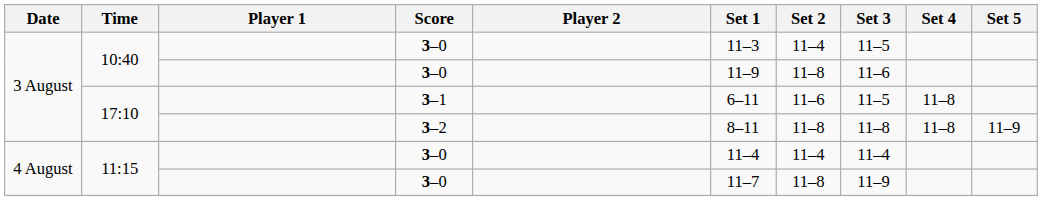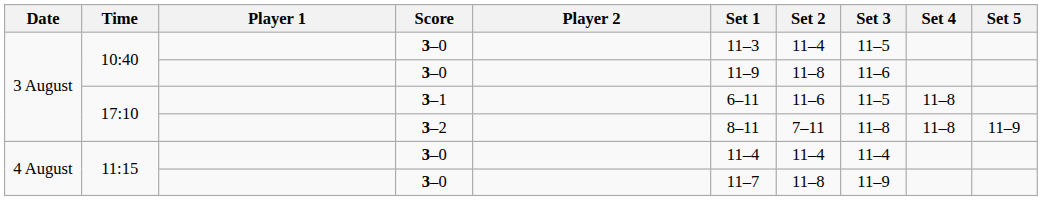(808, 127) 11–8 -> (808, 127) 7–11
